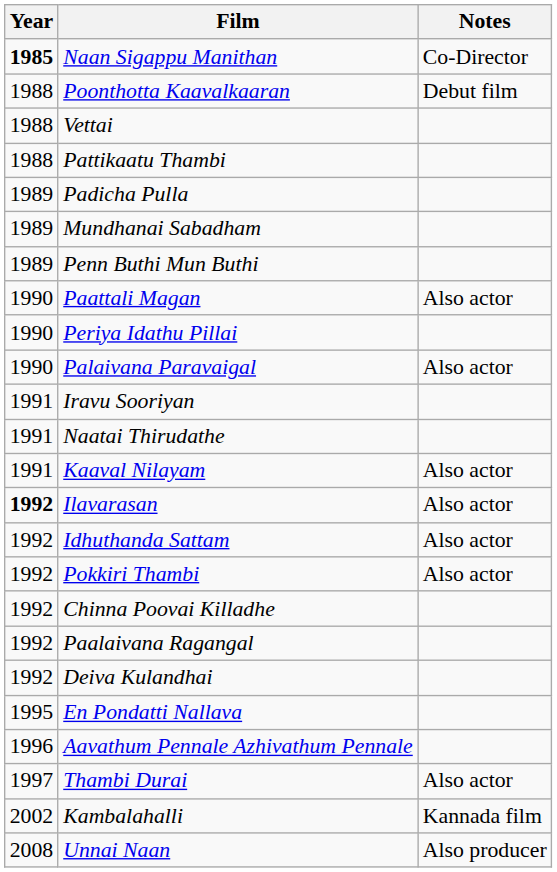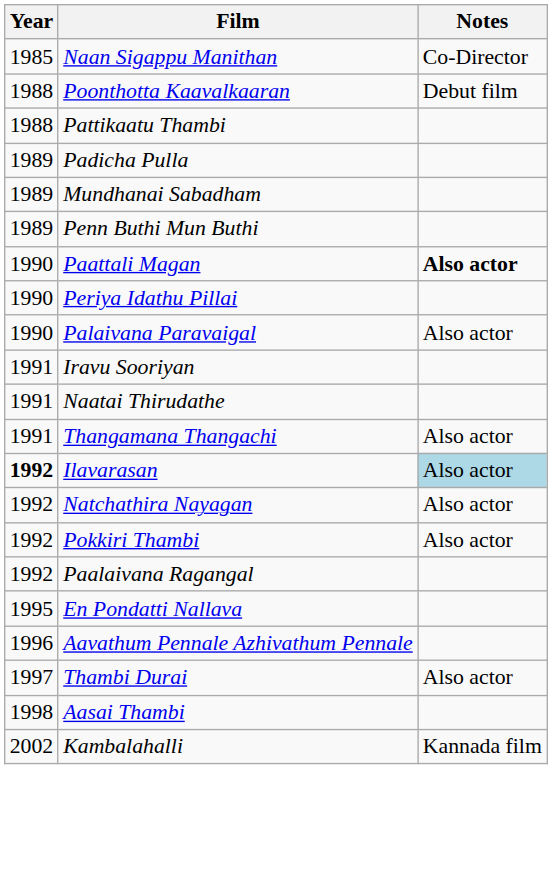(31, 56) bold -> (31, 56) normal
- row: (88, 125)
(468, 297) normal -> (470, 263) bold
- row: (134, 470)
+ row: (170, 435)
(468, 504) no background -> (468, 470) lightblue background
- row: (146, 539)
+ row: (158, 504)
- row: (169, 608)
- row: (138, 677)
+ row: (124, 711)
- row: (117, 849)
